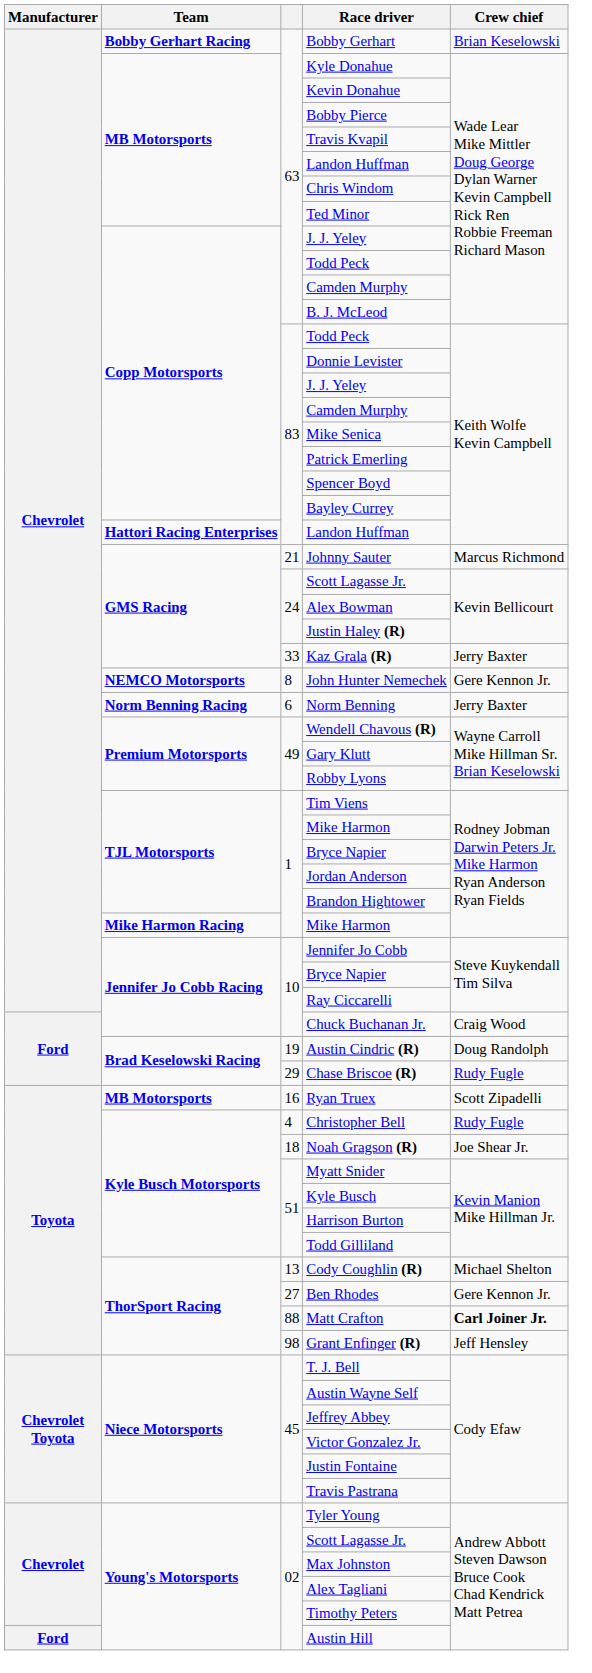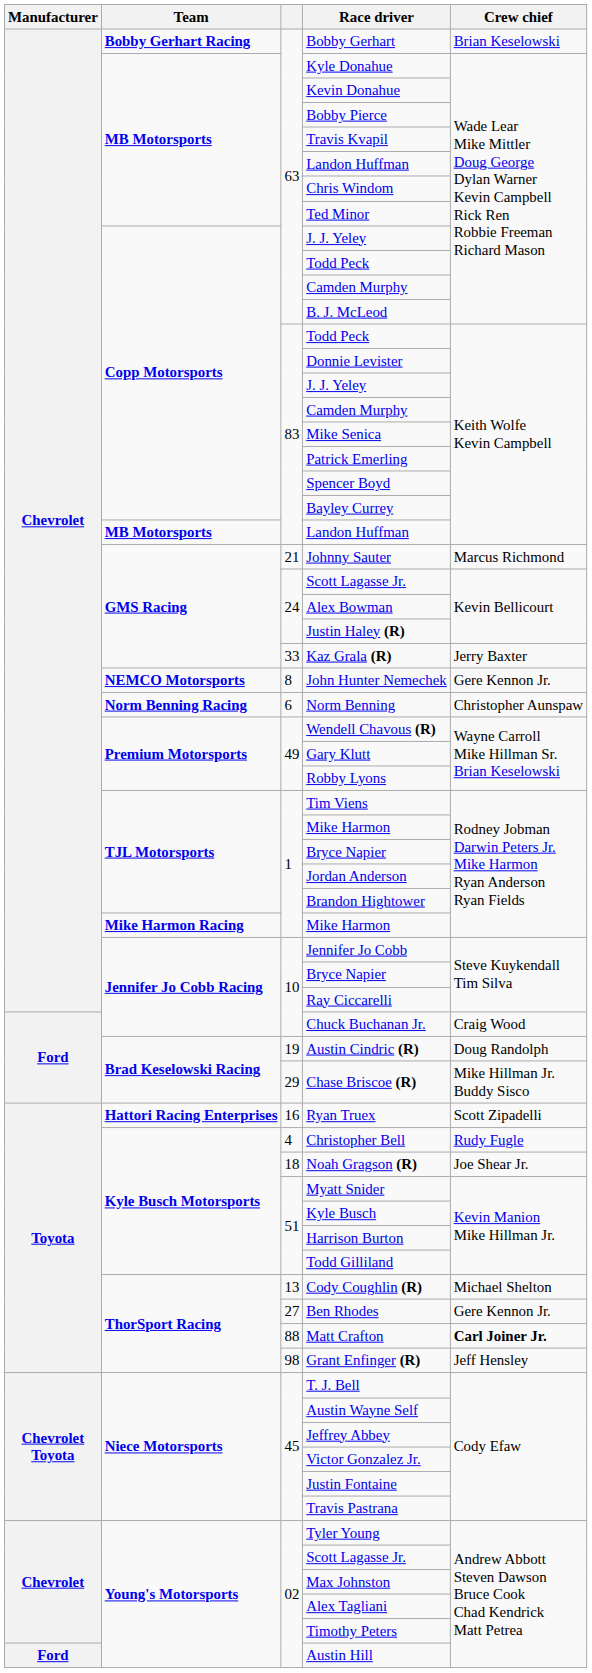(191, 532) Hattori Racing Enterprises -> (158, 532) MB Motorsports
(490, 704) Jerry Baxter -> (518, 704) Christopher Aunspaw
(489, 1073) Rudy Fugle -> (504, 1081) Mike Hillman Jr. Buddy Sisco
(158, 1097) MB Motorsports -> (191, 1115) Hattori Racing Enterprises
